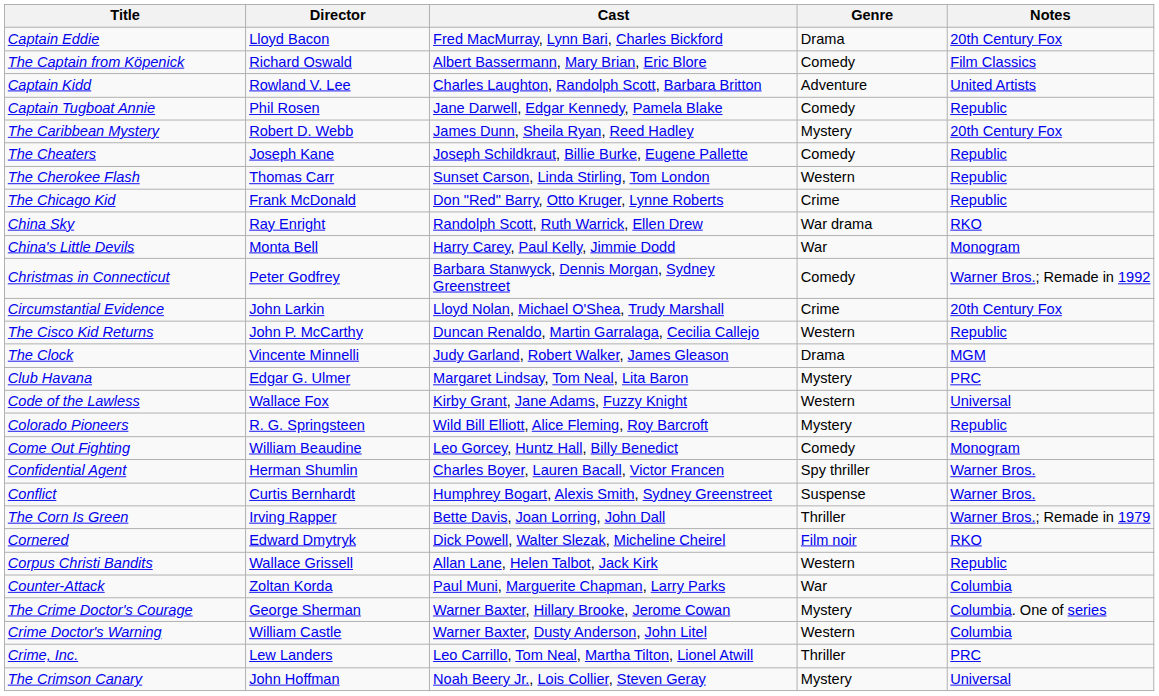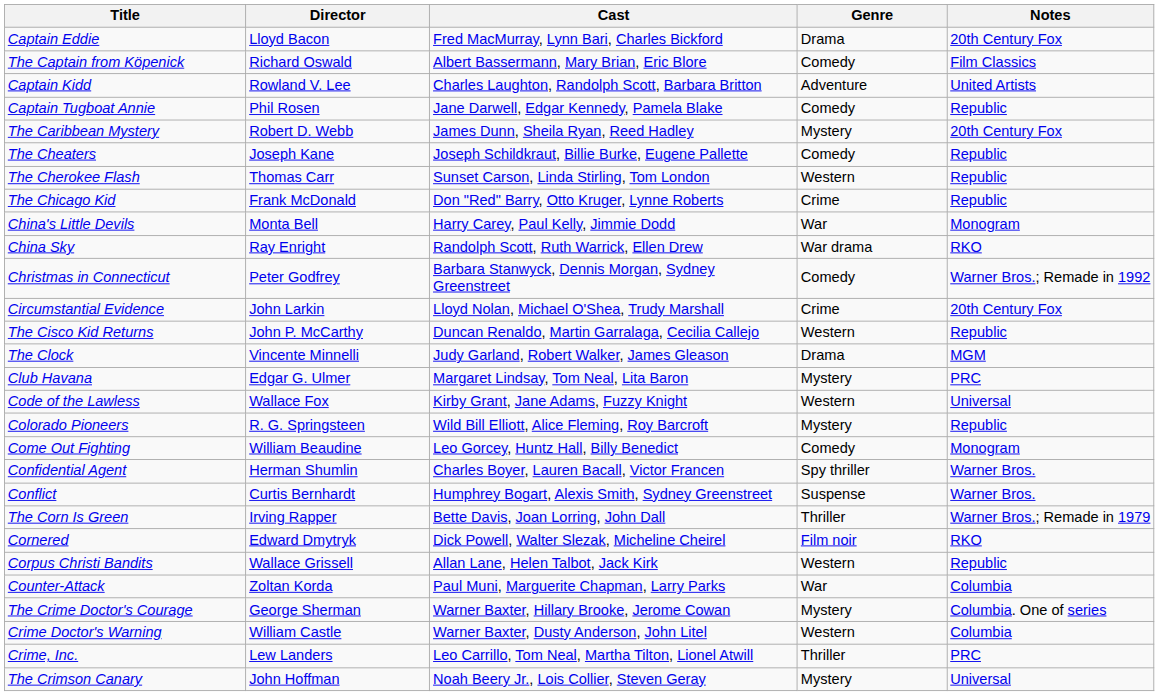rows swapped: (41, 223) <-> (71, 246)
